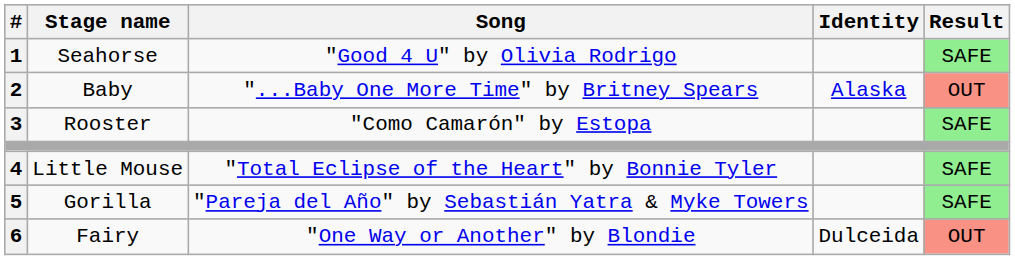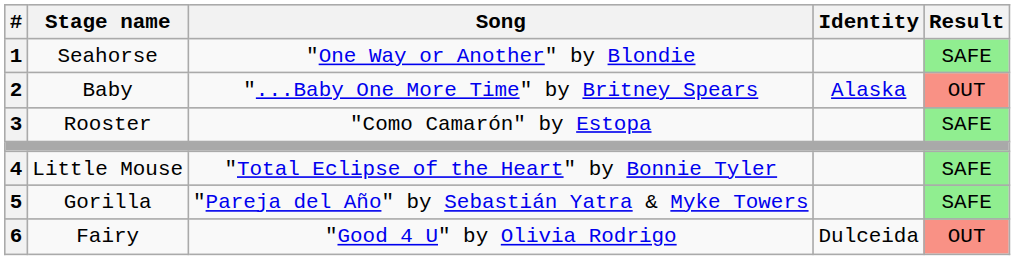(501, 56) "Good 4 U" by Olivia Rodrigo -> (501, 56) "One Way or Another" by Blondie
(501, 236) "One Way or Another" by Blondie -> (501, 236) "Good 4 U" by Olivia Rodrigo
